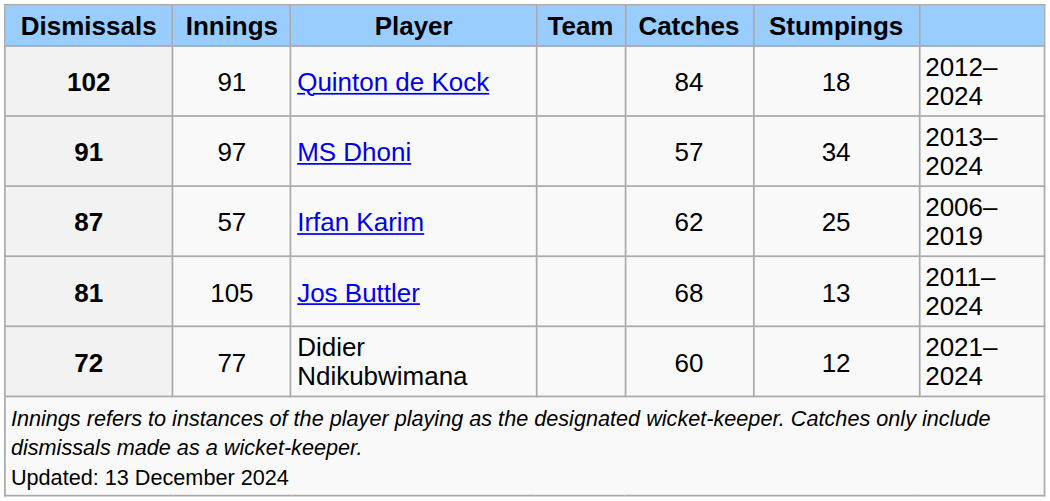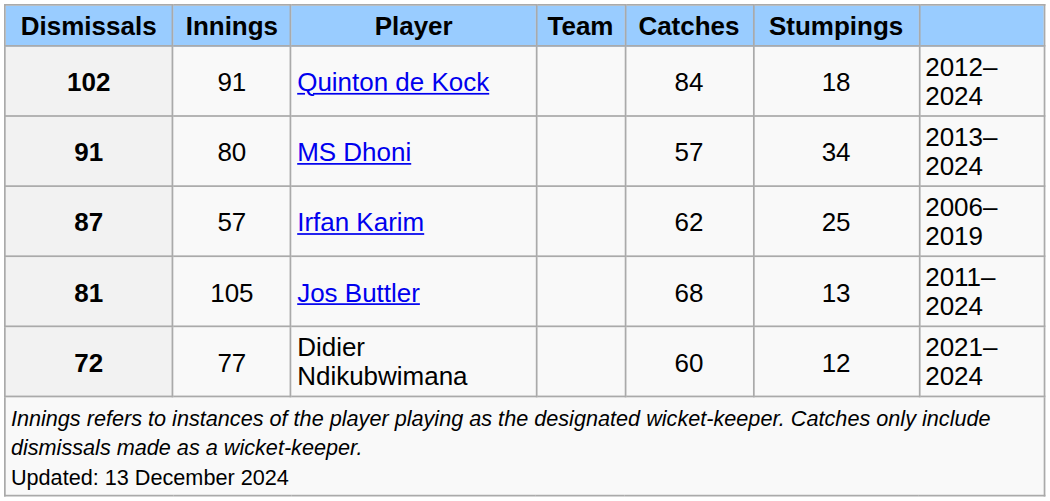(232, 152) 97 -> (232, 152) 80
